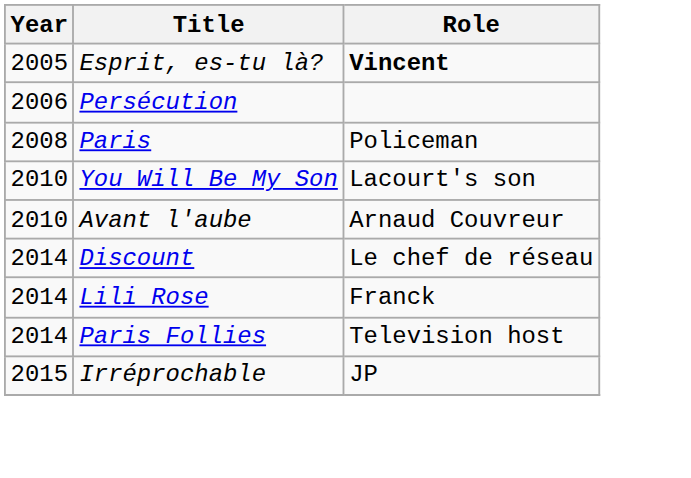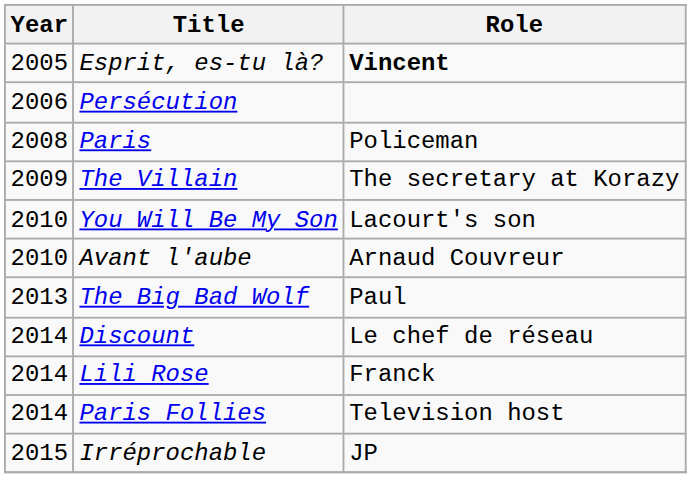+ row: (158, 180)
+ row: (194, 297)
